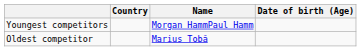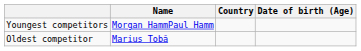columns swapped: (203, 11) <-> (130, 11)
